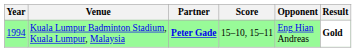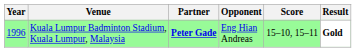columns swapped: (298, 12) <-> (247, 12)
(16, 34) 1994 -> (16, 34) 1996
